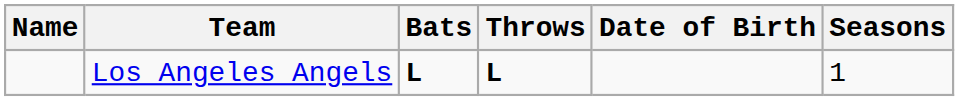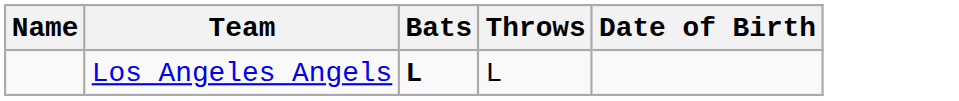- column: (888, 28)
(494, 73) bold -> (494, 73) normal
